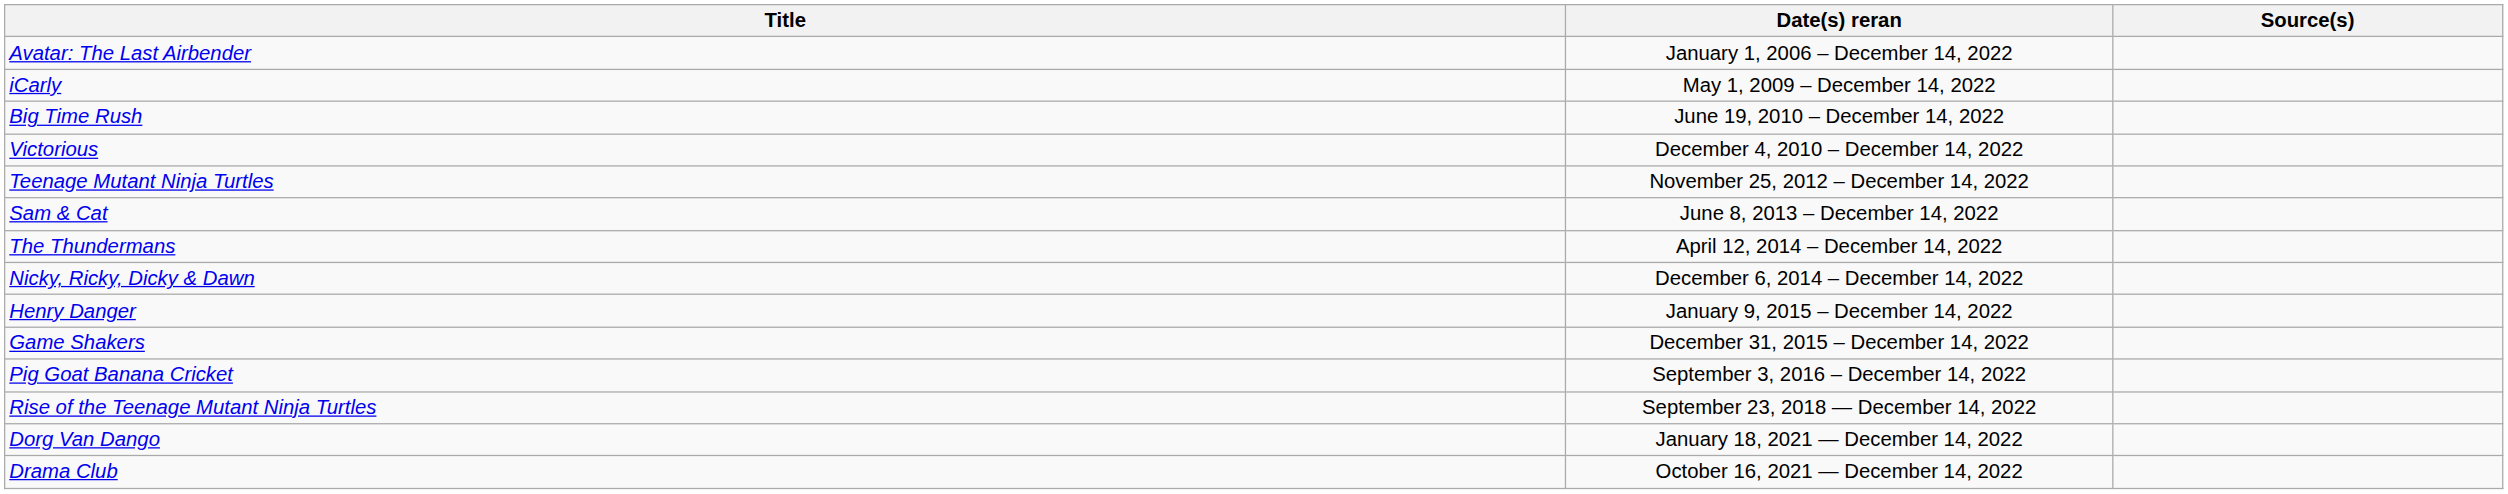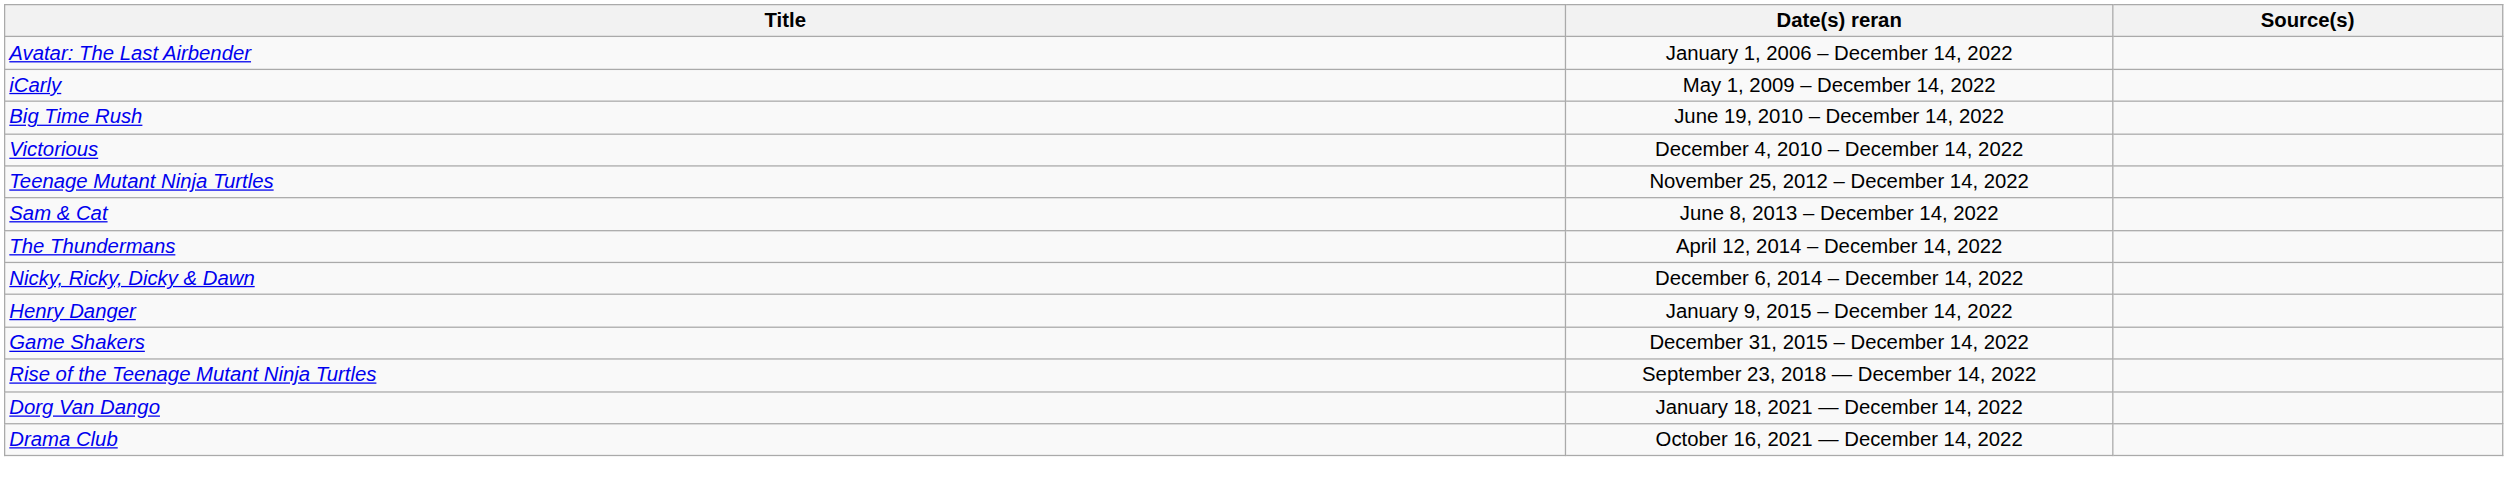- row: (121, 375)
